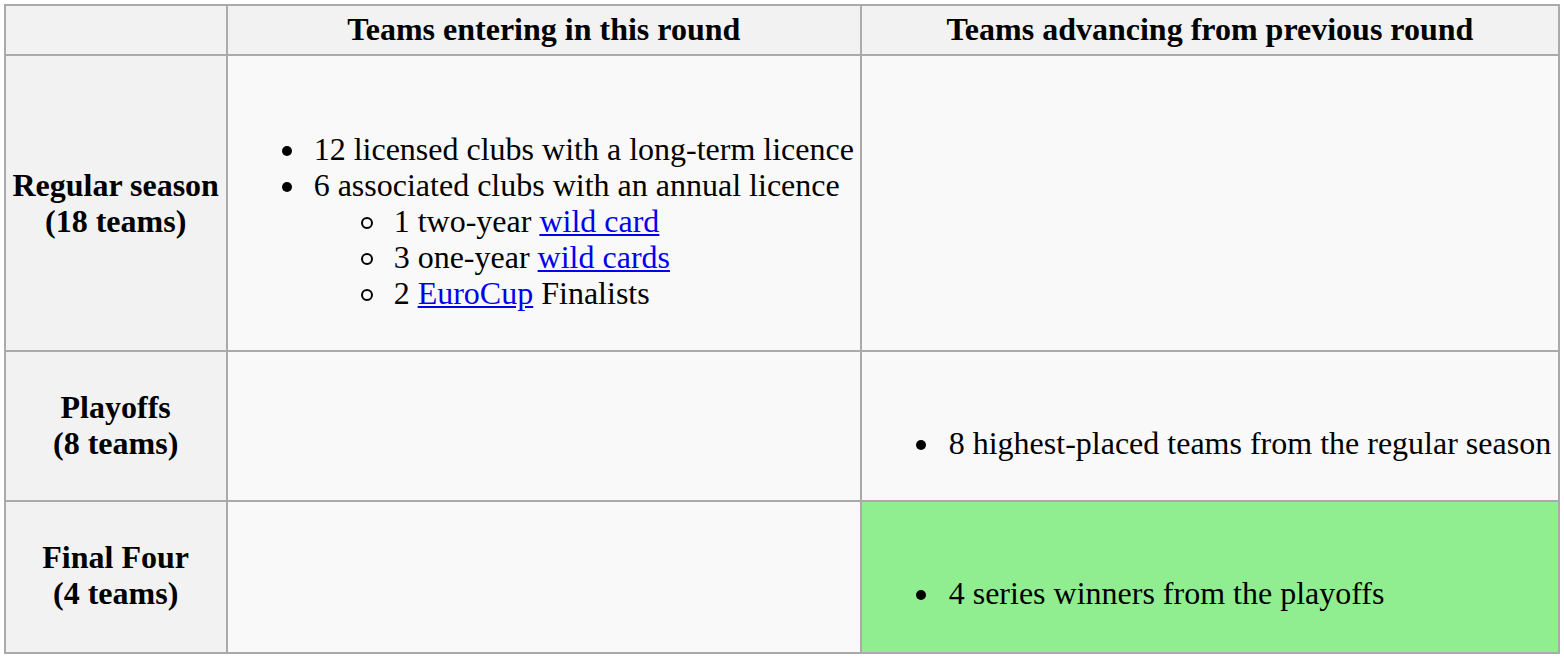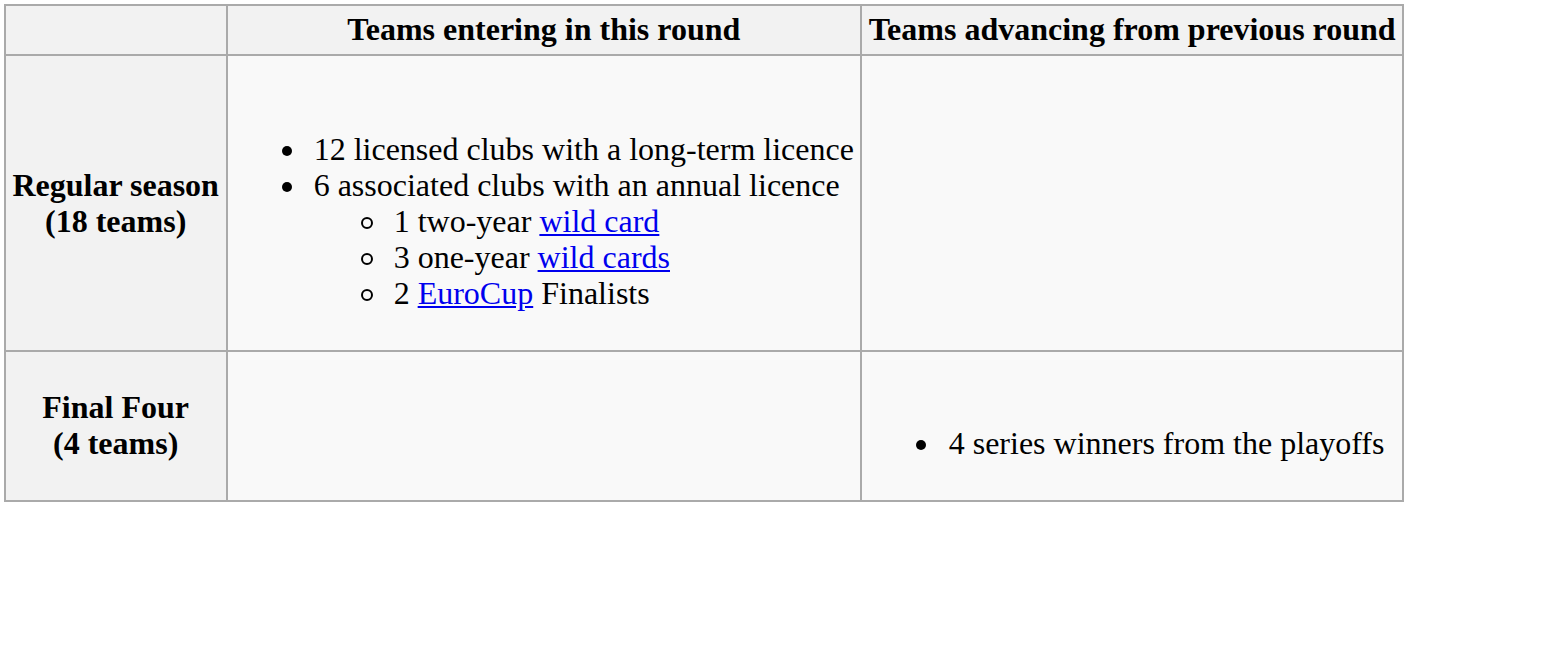- row: (116, 425)
(1210, 595) lightgreen background -> (1132, 444) no background
